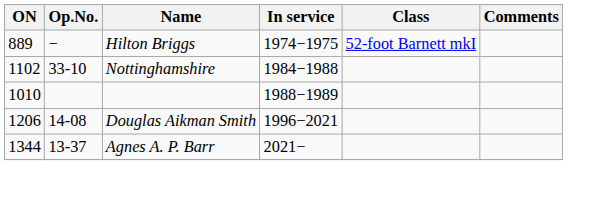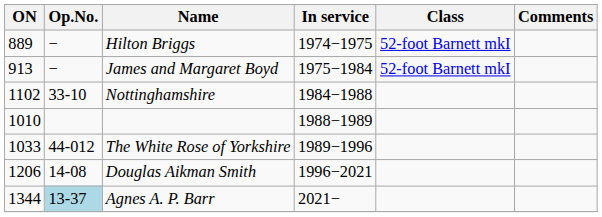+ row: (21, 69)
+ row: (25, 146)
(67, 146) no background -> (67, 198) lightblue background
